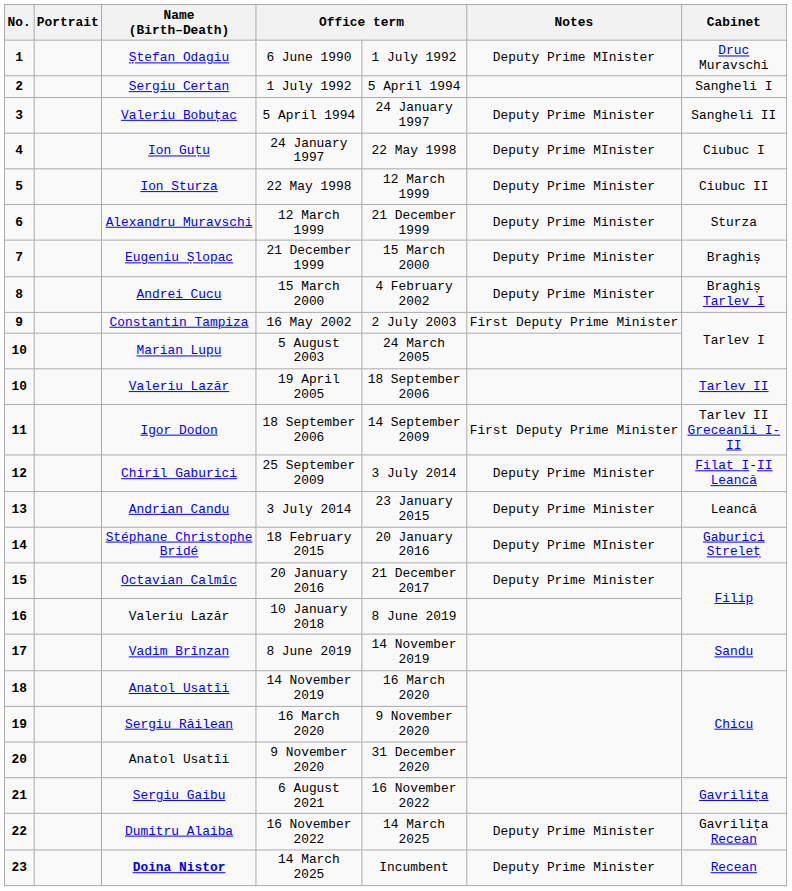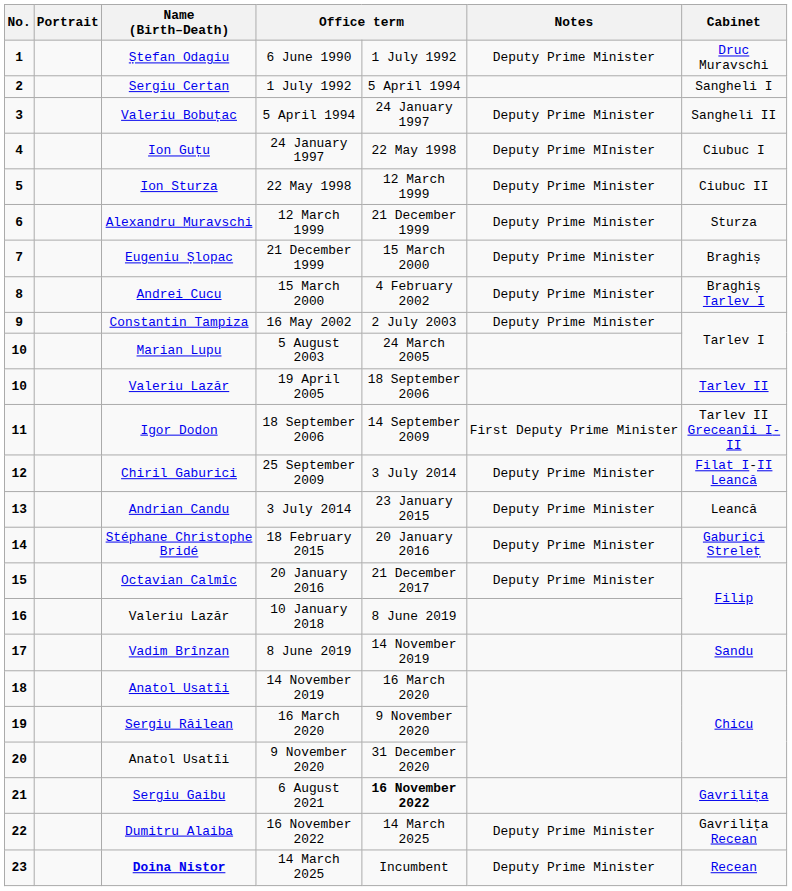(574, 58) Deputy Prime MInister -> (574, 58) Deputy Prime Minister
(574, 323) First Deputy Prime Minister -> (574, 323) Deputy Prime Minister
(574, 545) Deputy Prime MInister -> (574, 545) Deputy Prime Minister
(414, 796) normal -> (414, 796) bold
